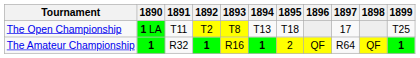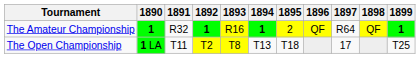rows swapped: (64, 29) <-> (71, 45)
